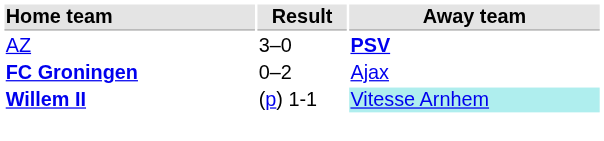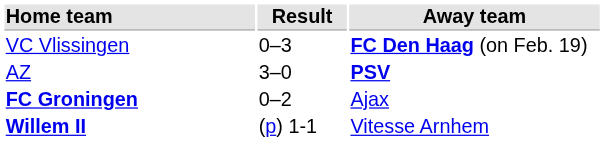+ row: (67, 45)
(420, 99) paleturquoise background -> (420, 127) no background
